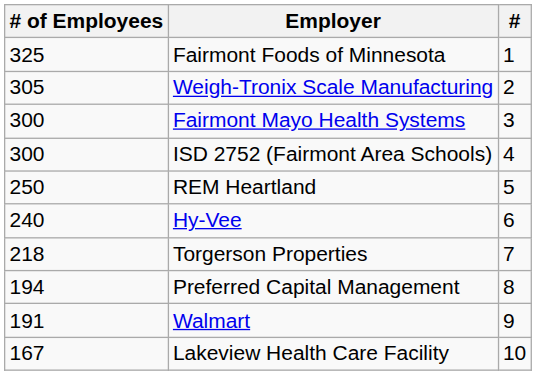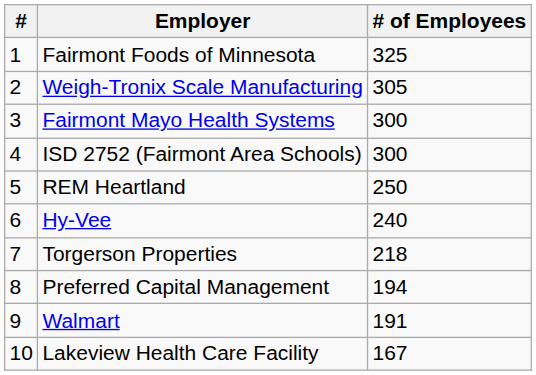columns swapped: (515, 21) <-> (86, 21)
